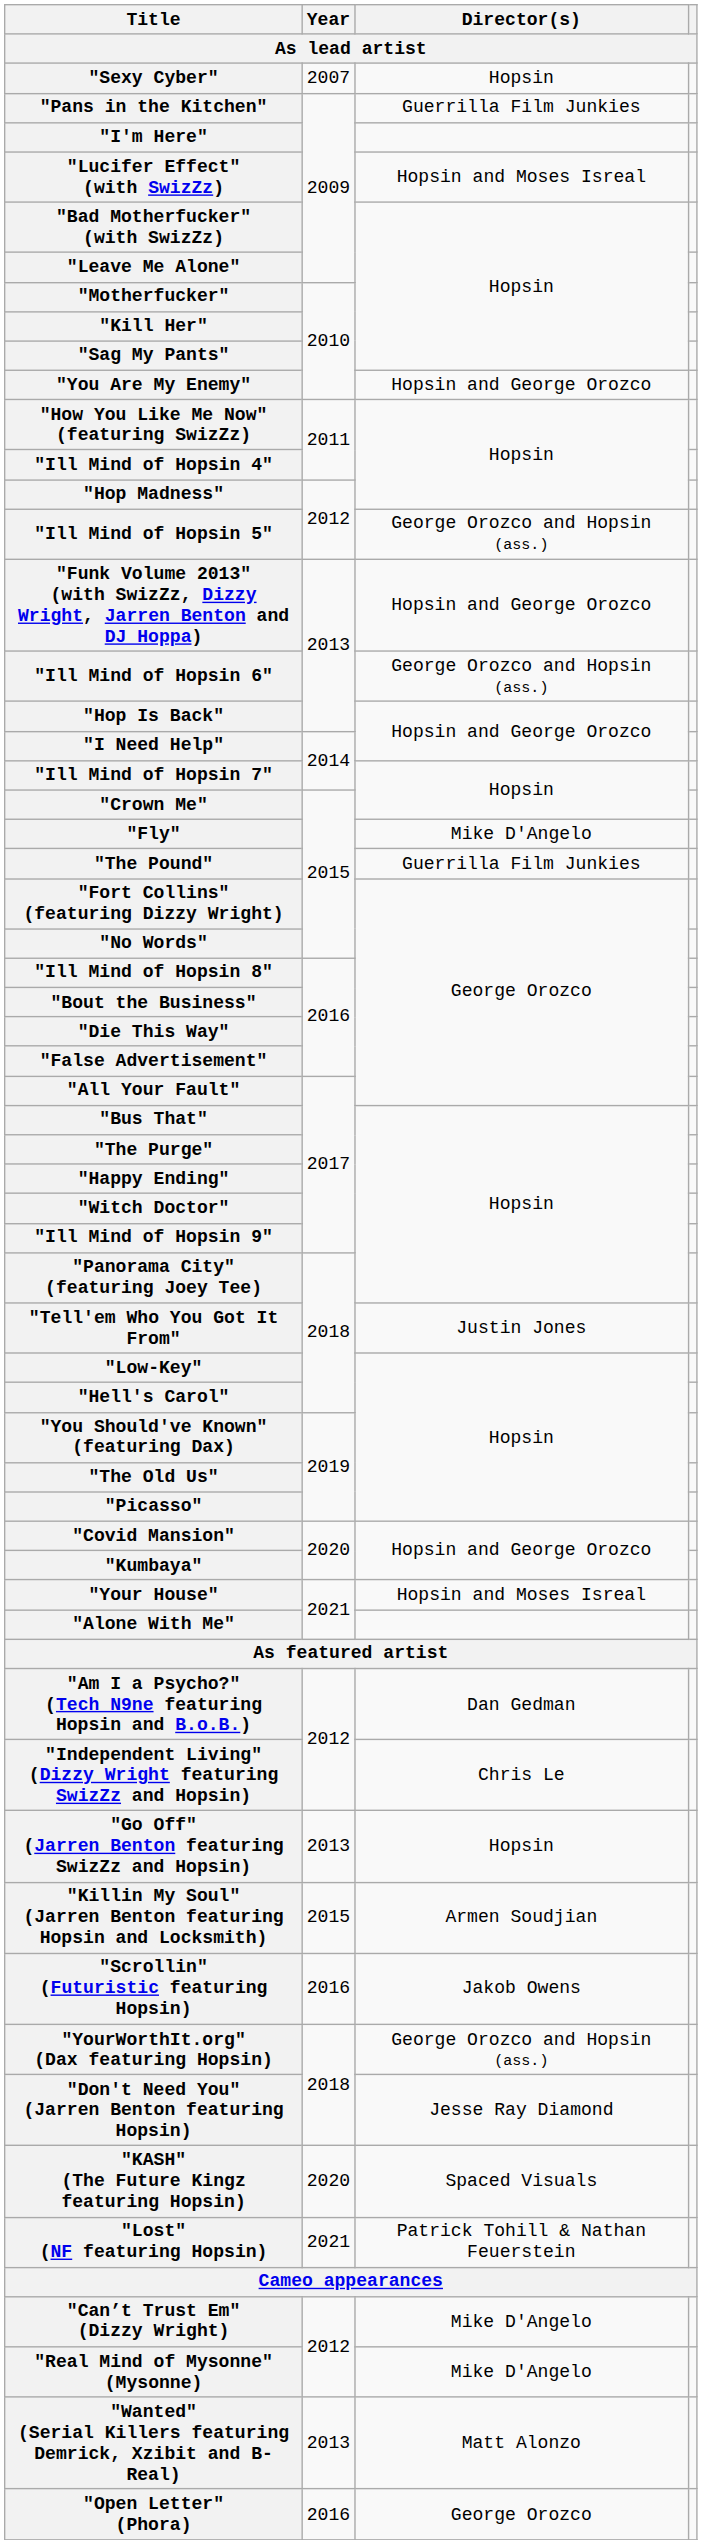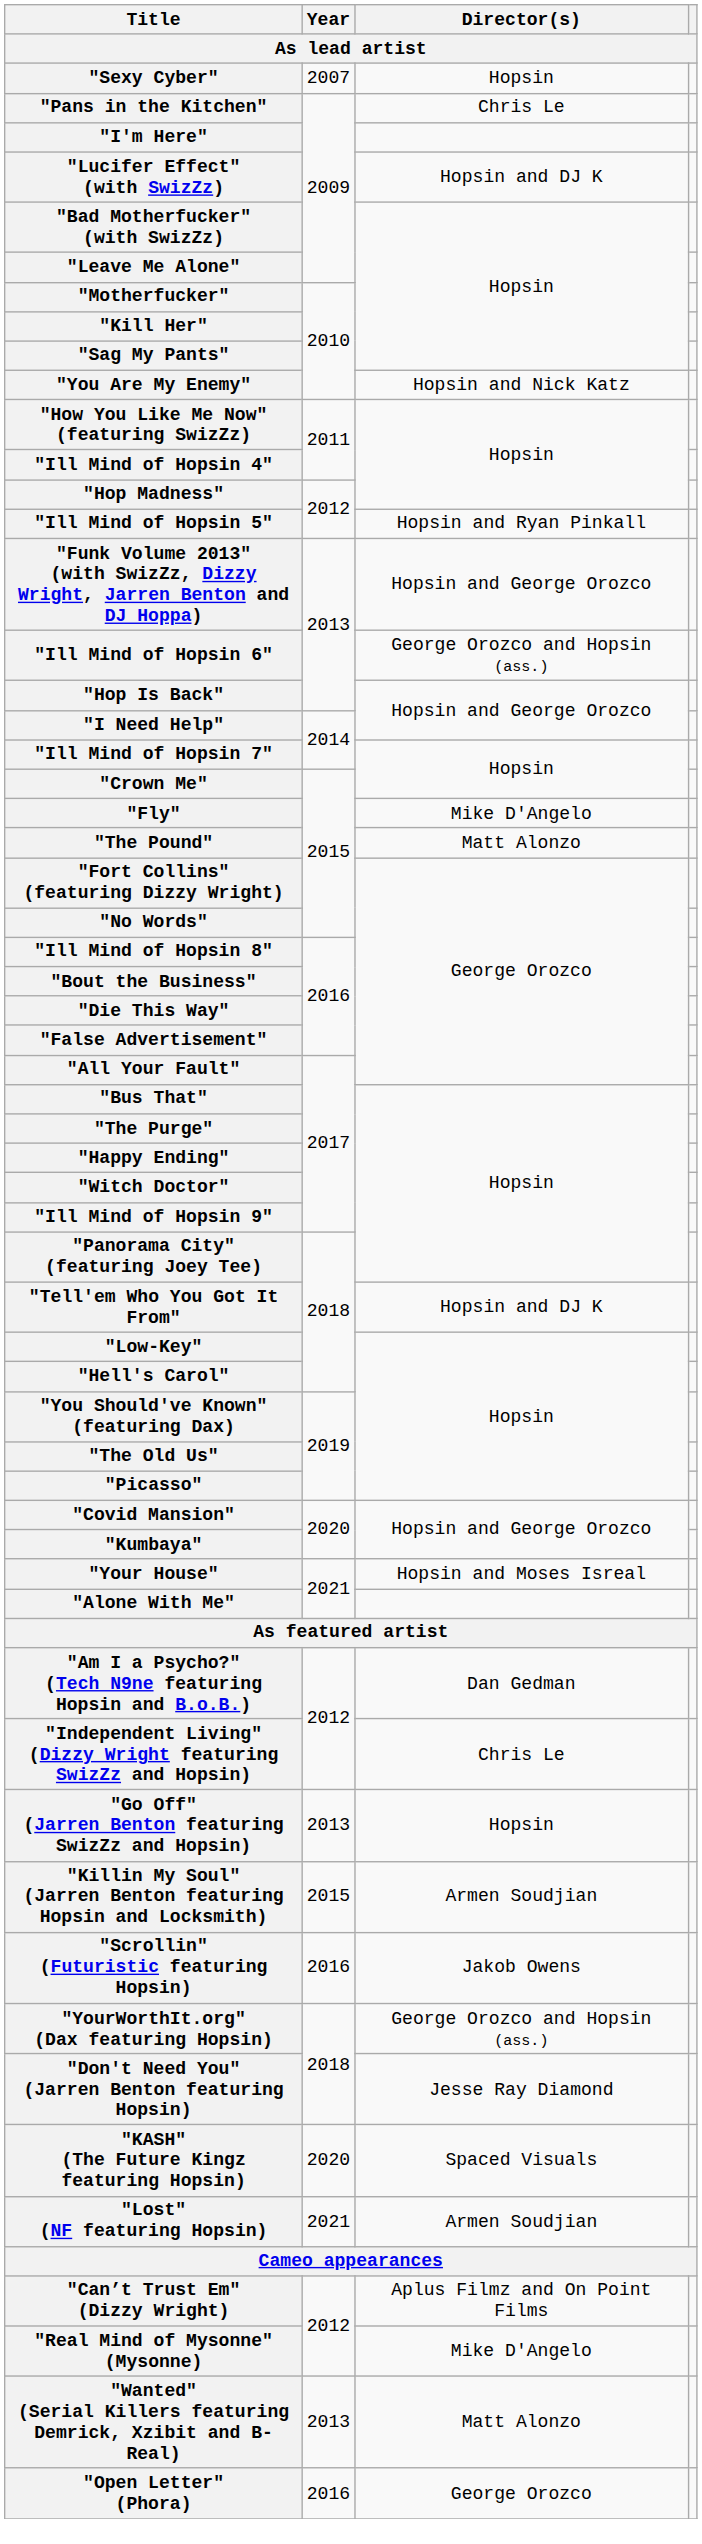(521, 108) Guerrilla Film Junkies -> (521, 108) Chris Le
(521, 177) Hopsin and Moses Isreal -> (521, 177) Hopsin and DJ K
(521, 385) Hopsin and George Orozco -> (521, 385) Hopsin and Nick Katz
(521, 533) George Orozco and Hopsin (ass.) -> (521, 524) Hopsin and Ryan Pinkall
(521, 864) Guerrilla Film Junkies -> (521, 843) Matt Alonzo
(521, 1328) Justin Jones -> (521, 1307) Hopsin and DJ K
(521, 2242) Patrick Tohill & Nathan Feuerstein -> (521, 2221) Armen Soudjian
(521, 2322) Mike D'Angelo -> (521, 2301) Aplus Filmz and On Point Films
